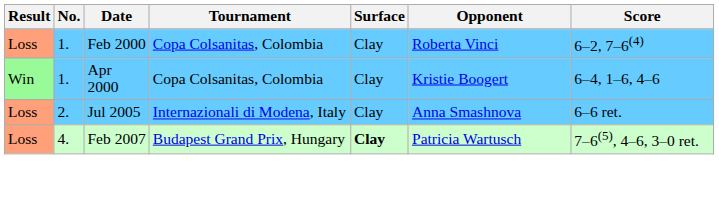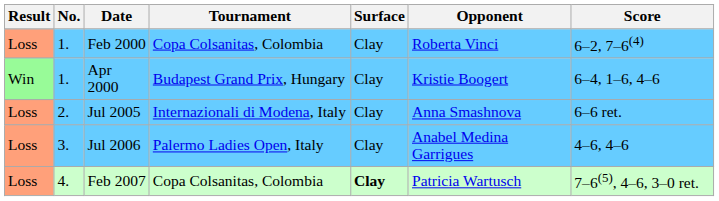(238, 78) Copa Colsanitas, Colombia -> (249, 78) Budapest Grand Prix, Hungary
+ row: (114, 145)
(249, 139) Budapest Grand Prix, Hungary -> (238, 181) Copa Colsanitas, Colombia
